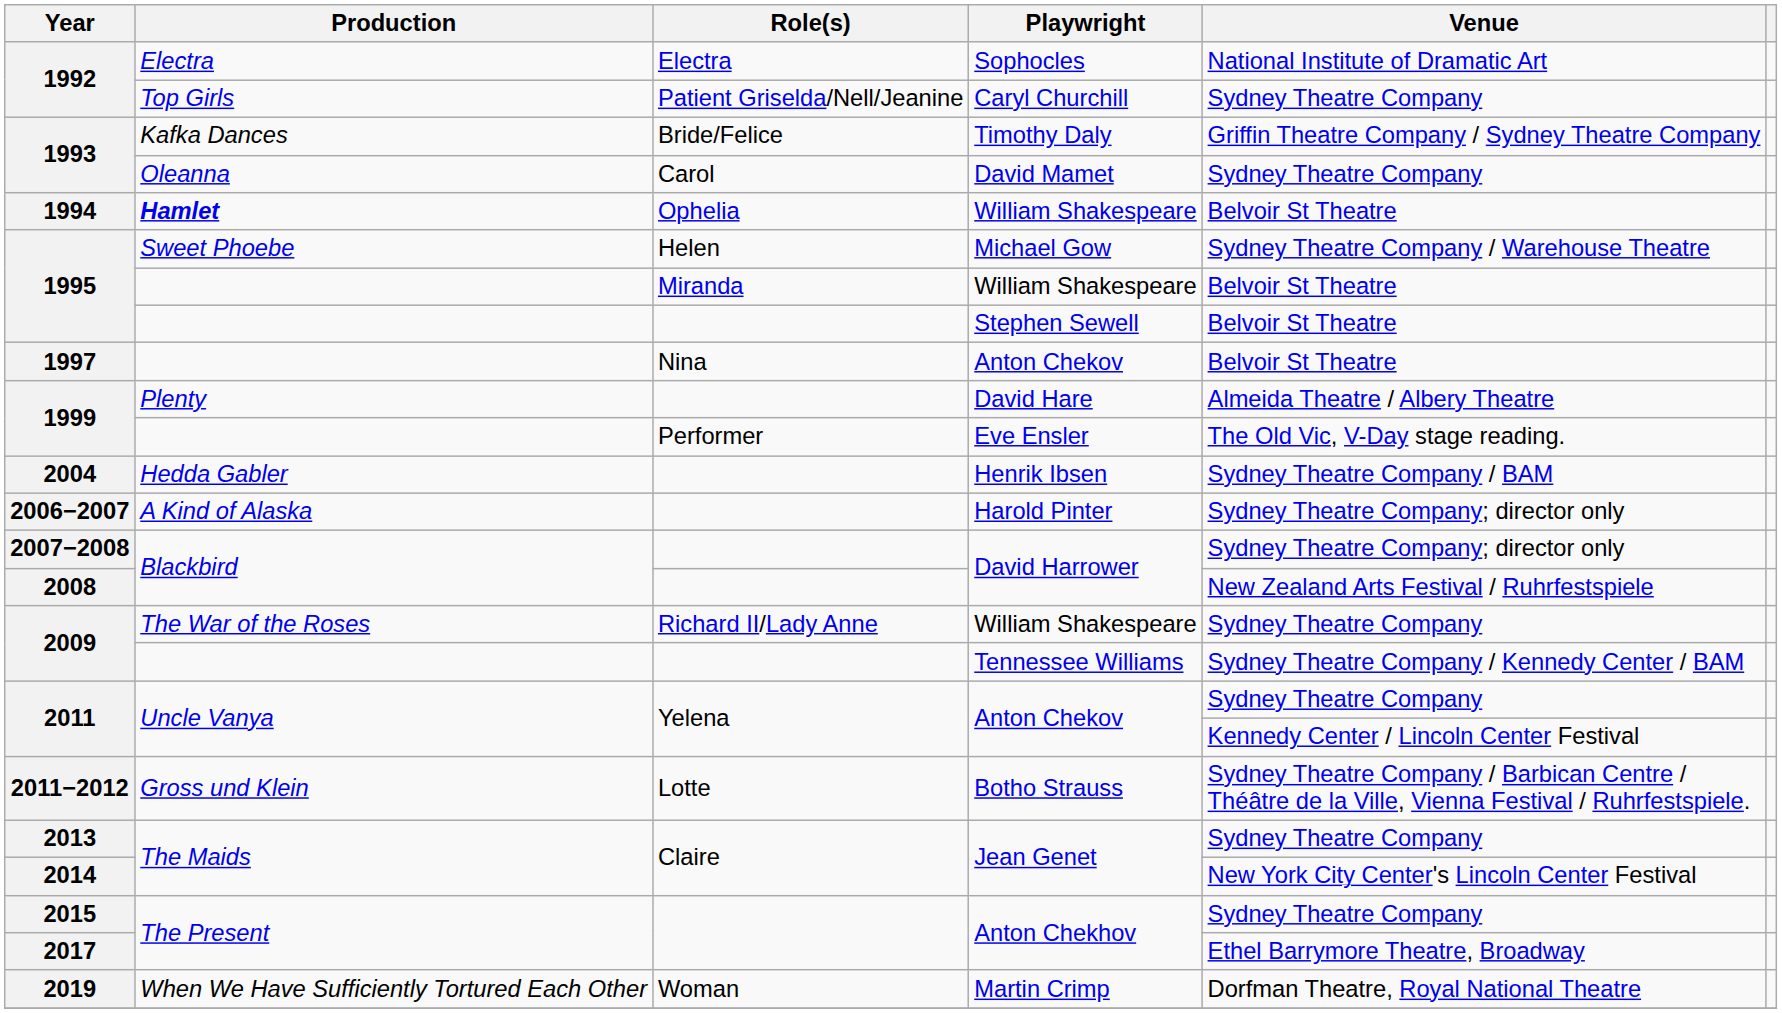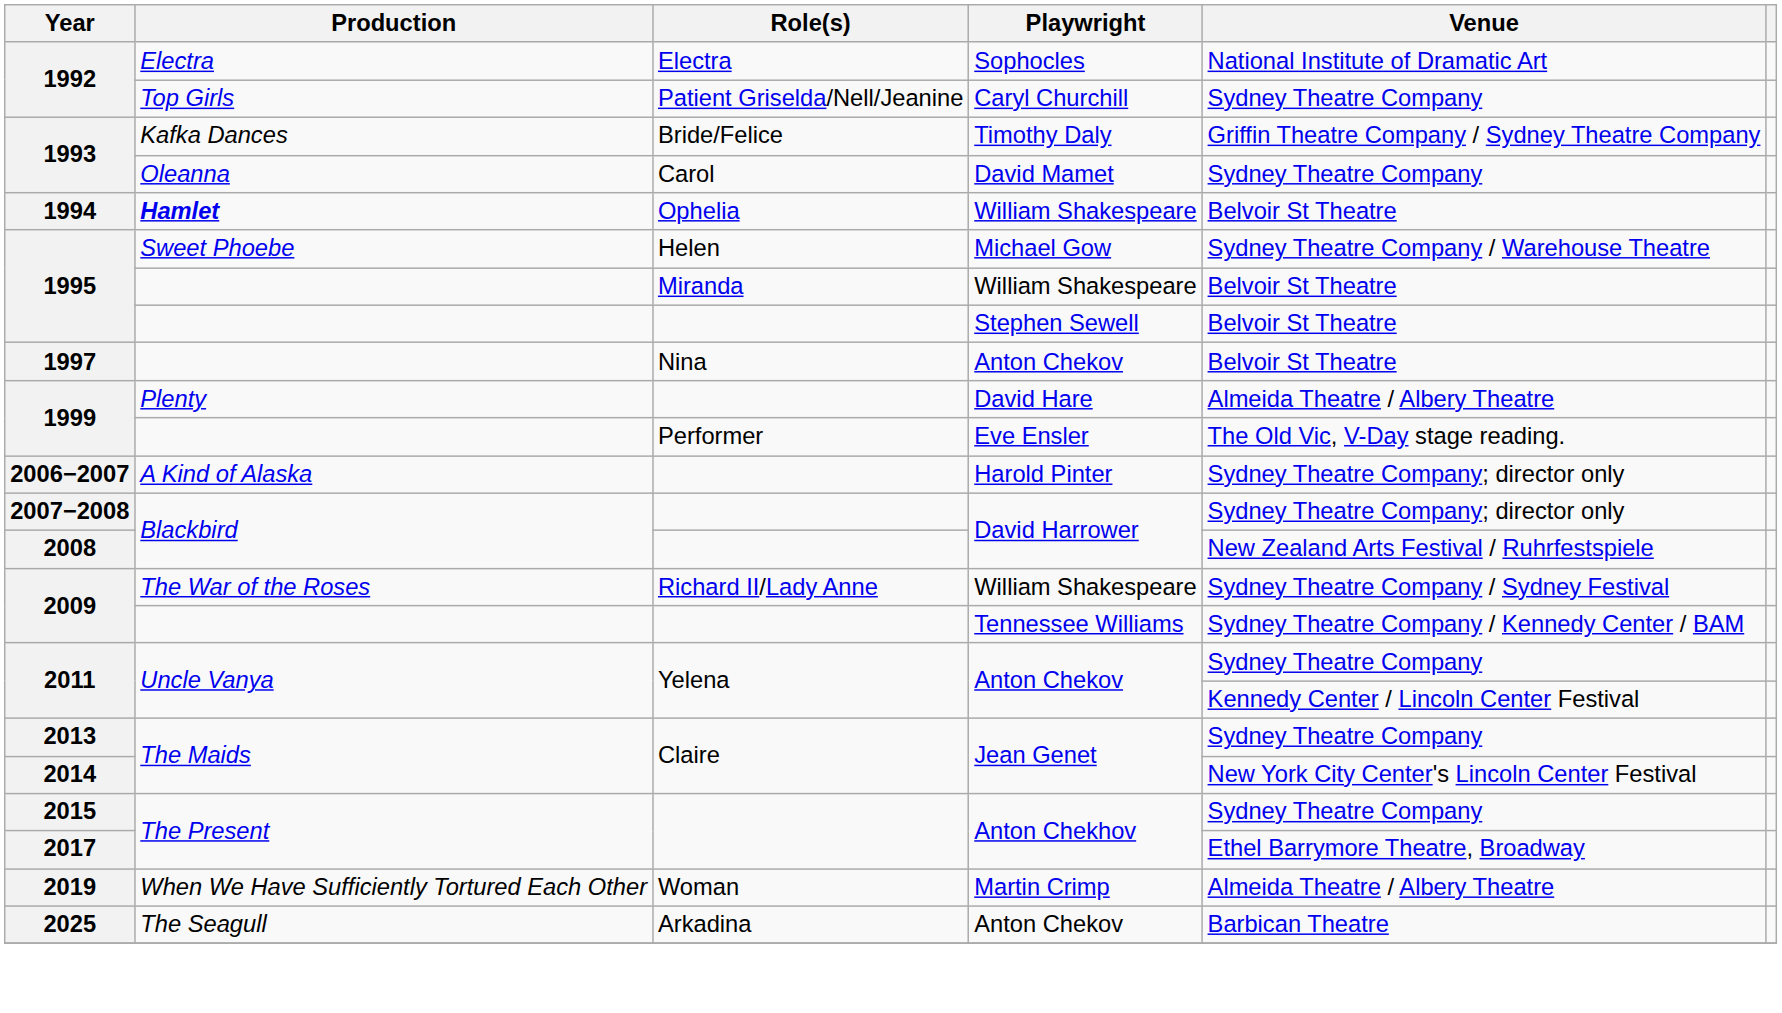- row: (70, 473)
(1345, 624) Sydney Theatre Company -> (1438, 586) Sydney Theatre Company / Sydney Festival
- row: (70, 787)
(1424, 988) Dorfman Theatre, Royal National Theatre -> (1381, 887) Almeida Theatre / Albery Theatre
+ row: (70, 924)
